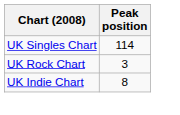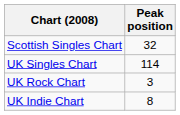+ row: (65, 45)
